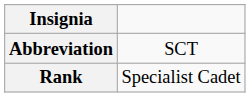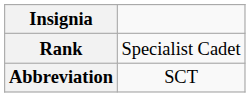rows swapped: (61, 77) <-> (61, 48)
